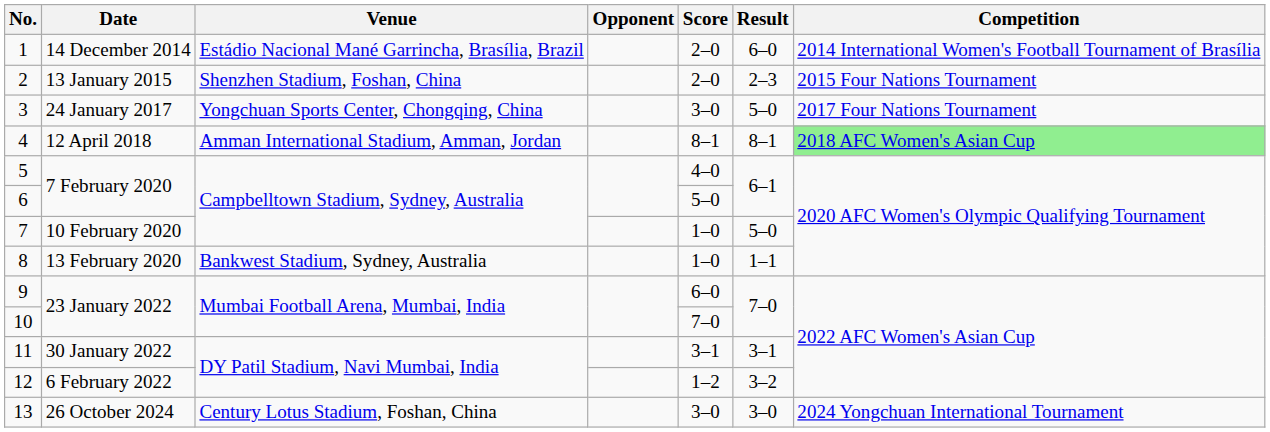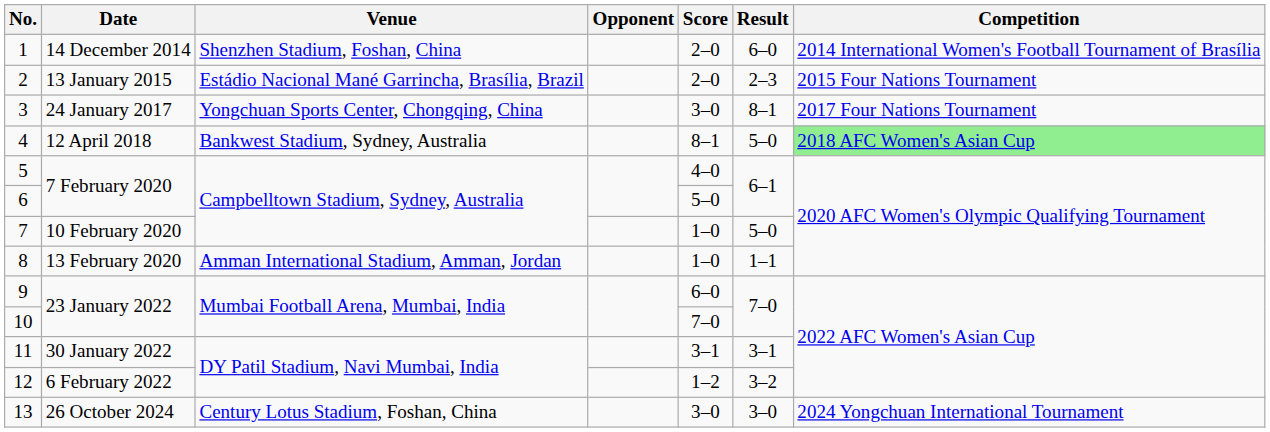(392, 49) Estádio Nacional Mané Garrincha, Brasília, Brazil -> (330, 49) Shenzhen Stadium, Foshan, China
(330, 79) Shenzhen Stadium, Foshan, China -> (392, 79) Estádio Nacional Mané Garrincha, Brasília, Brazil
(763, 110) 5–0 -> (763, 110) 8–1
(380, 140) Amman International Stadium, Amman, Jordan -> (343, 140) Bankwest Stadium, Sydney, Australia
(763, 140) 8–1 -> (763, 140) 5–0
(343, 261) Bankwest Stadium, Sydney, Australia -> (380, 261) Amman International Stadium, Amman, Jordan
